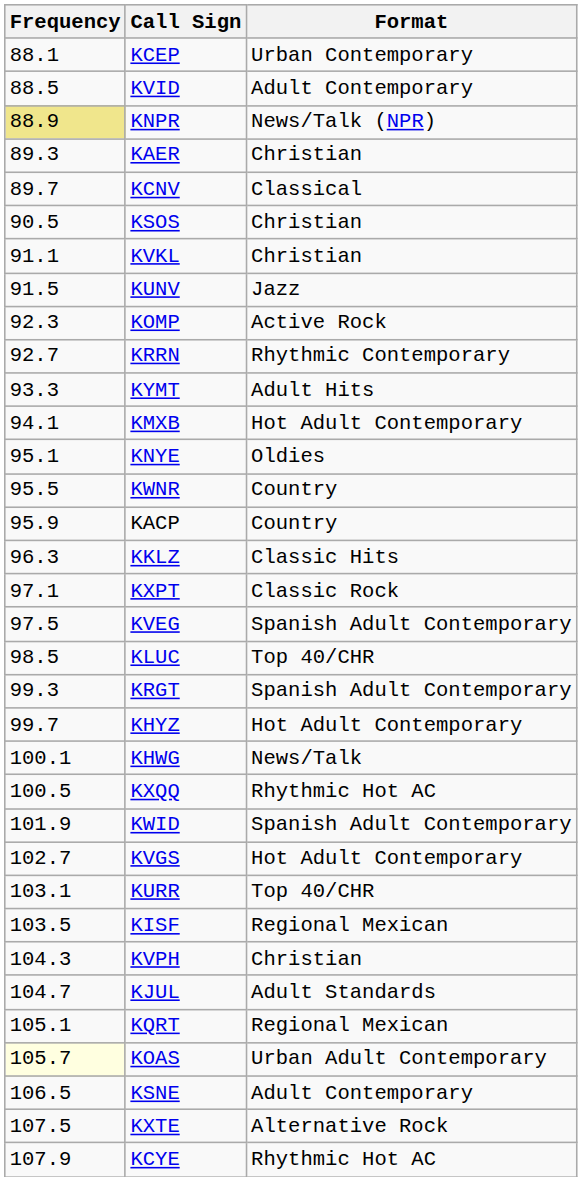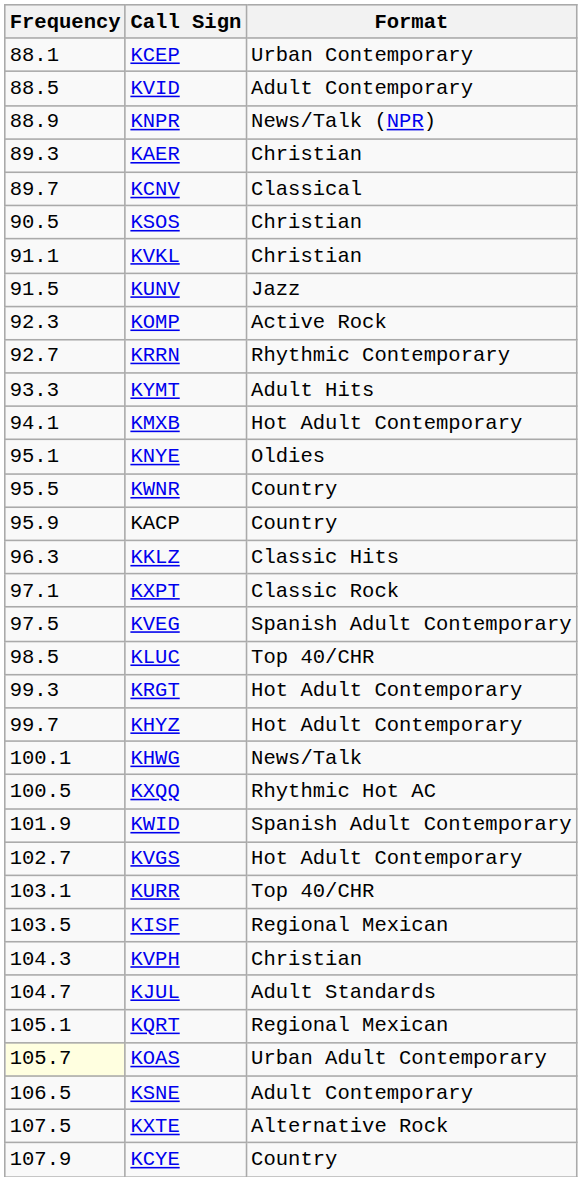(34, 122) khaki background -> (34, 122) no background
(411, 691) Spanish Adult Contemporary -> (387, 691) Hot Adult Contemporary
(344, 1160) Rhythmic Hot AC -> (294, 1160) Country
